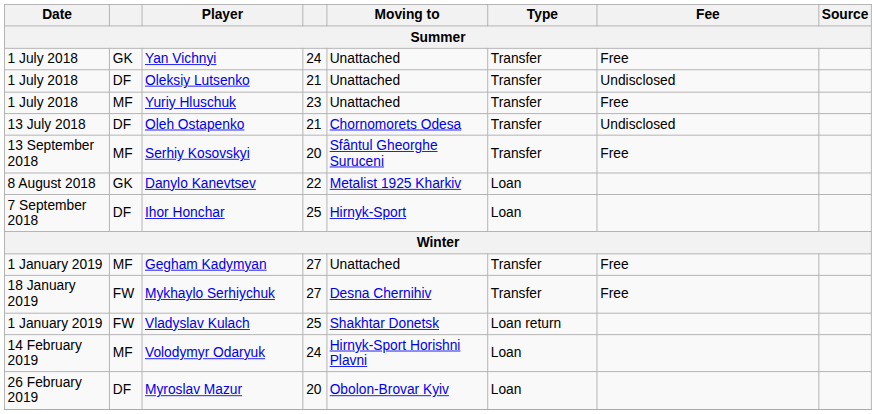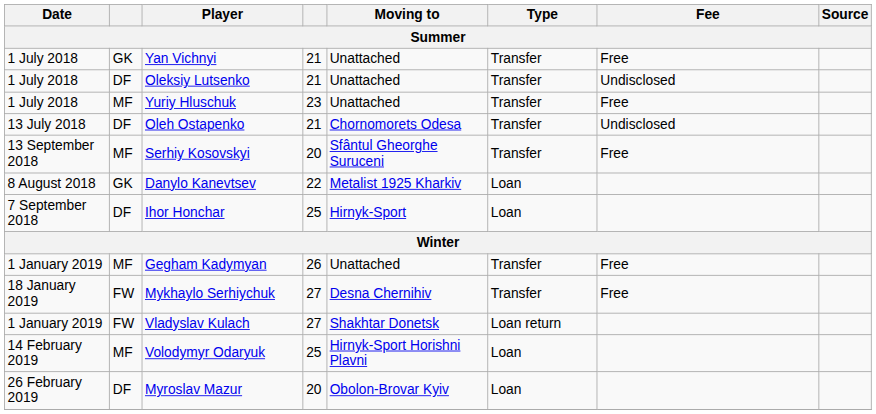(314, 59) 24 -> (314, 59) 21
(314, 264) 27 -> (314, 264) 26
(314, 323) 25 -> (314, 323) 27
(314, 353) 24 -> (314, 353) 25
